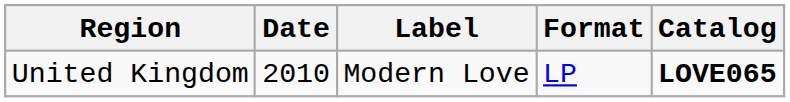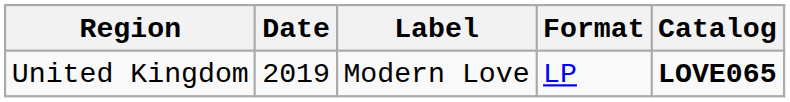(296, 74) 2010 -> (296, 74) 2019
